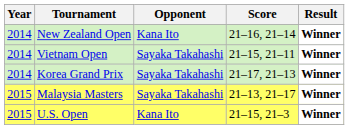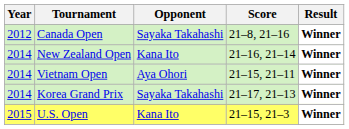+ row: (70, 34)
(180, 54) Sayaka Takahashi -> (162, 74) Aya Ohori
- row: (80, 94)
